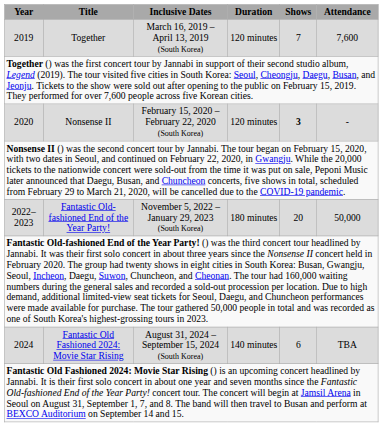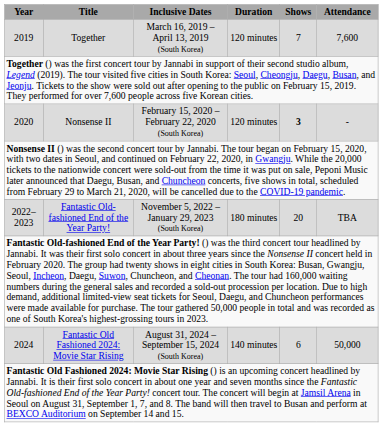(347, 217) 50,000 -> (347, 217) TBA
(347, 345) TBA -> (347, 345) 50,000
